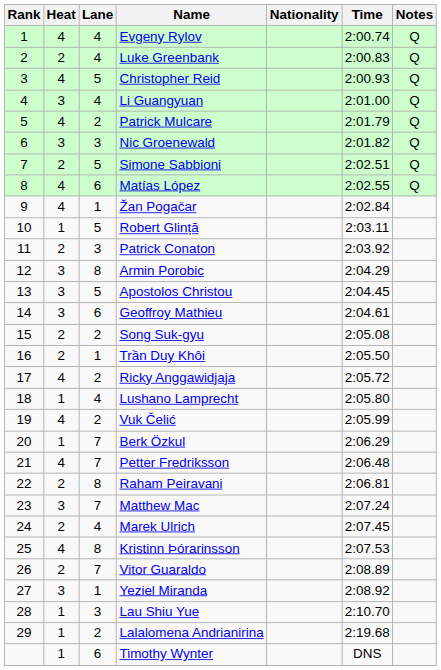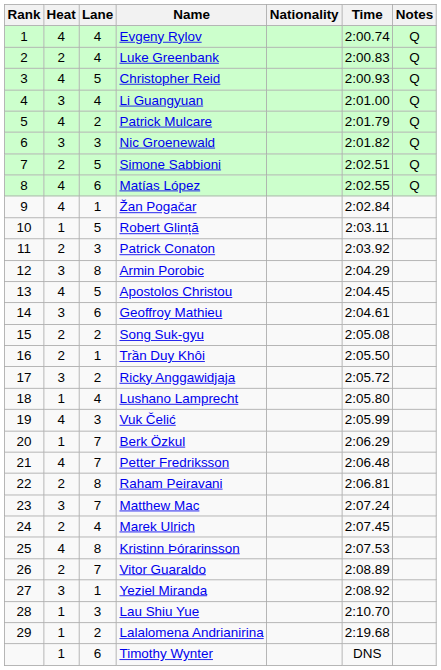(61, 292) 3 -> (61, 292) 4
(61, 377) 4 -> (61, 377) 3
(98, 420) 2 -> (98, 420) 3
